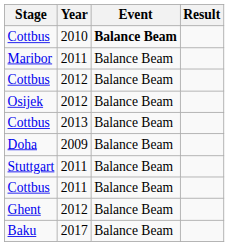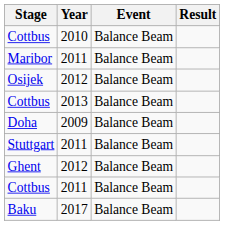(136, 36) bold -> (134, 36) normal
- row: (29, 79)
rows swapped: (29, 187) <-> (24, 209)
